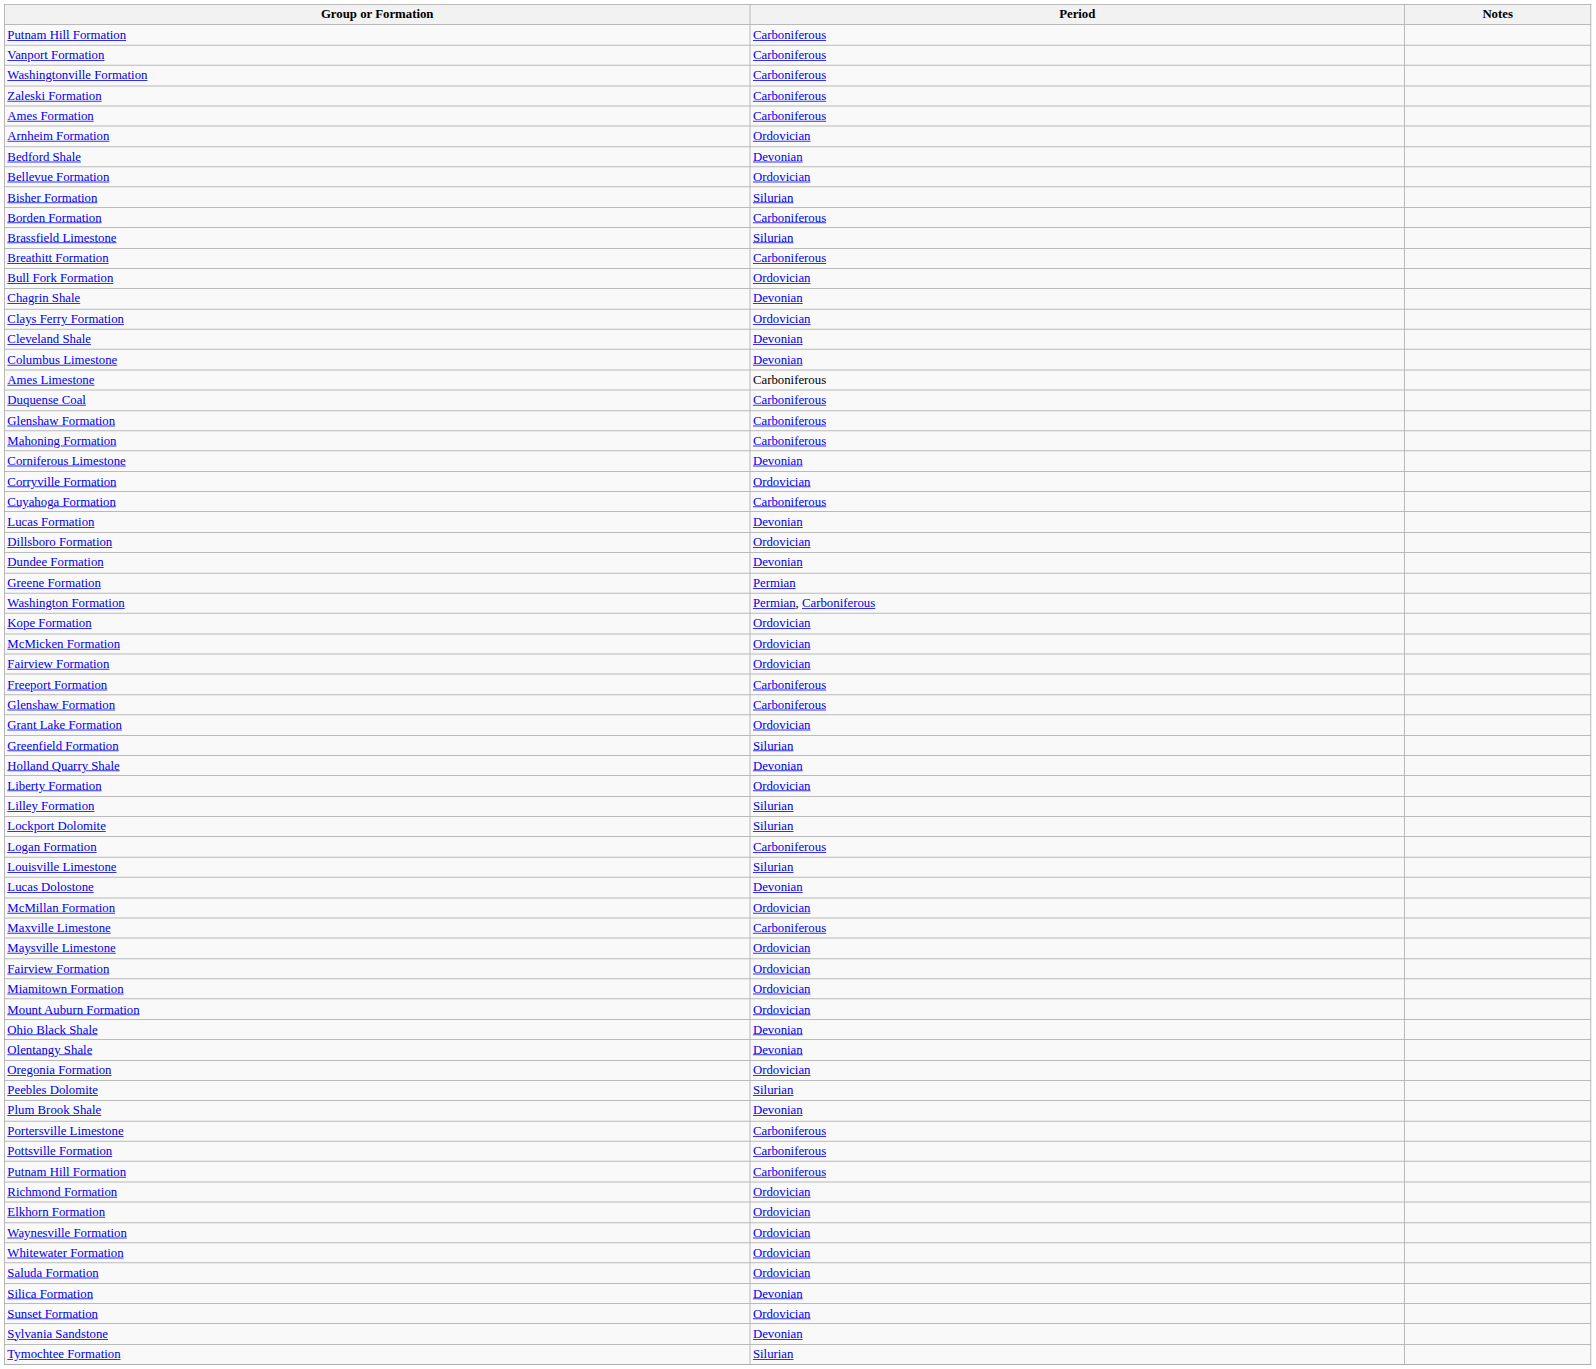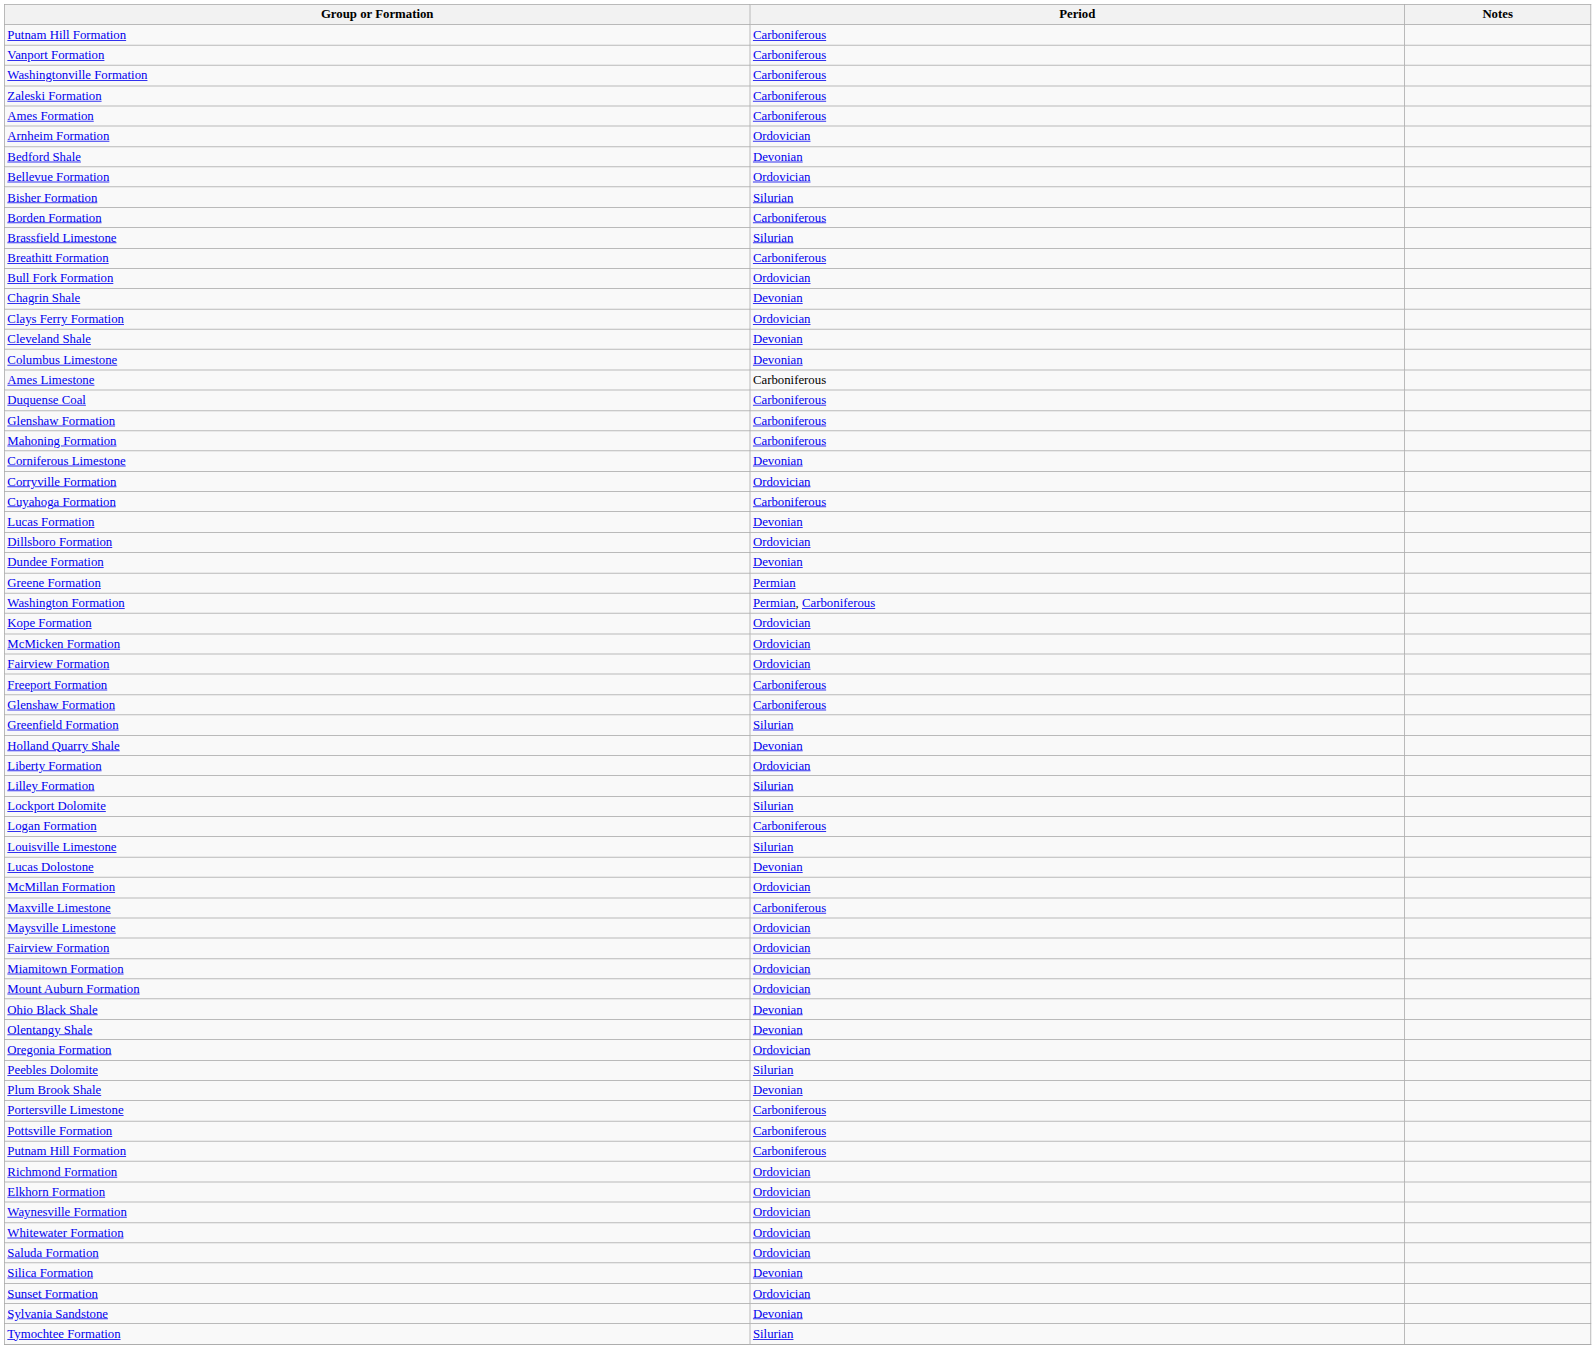- row: (65, 725)
